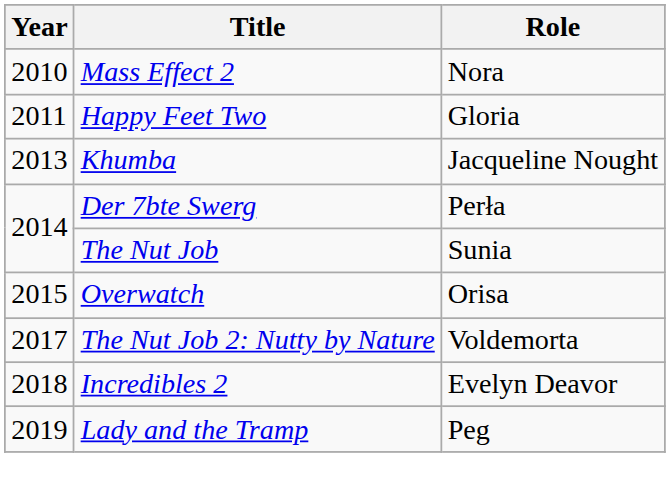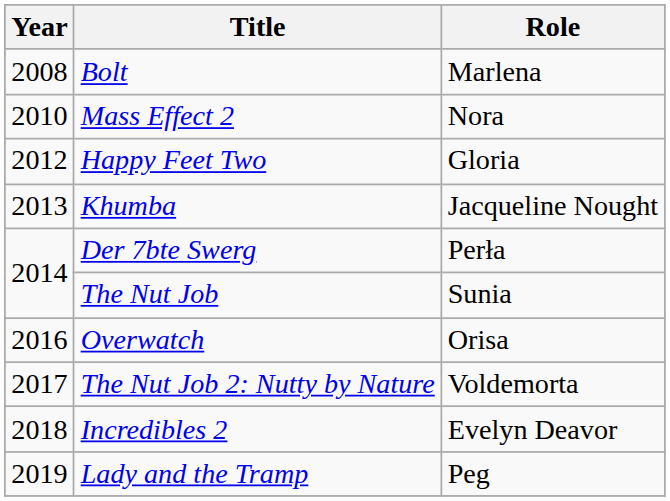+ row: (104, 71)
(39, 116) 2011 -> (40, 160) 2012
(40, 294) 2015 -> (40, 339) 2016
